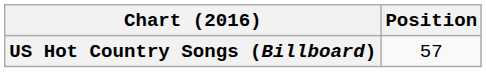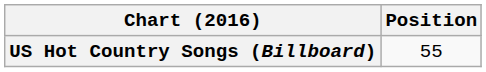(431, 51) 57 -> (431, 51) 55
